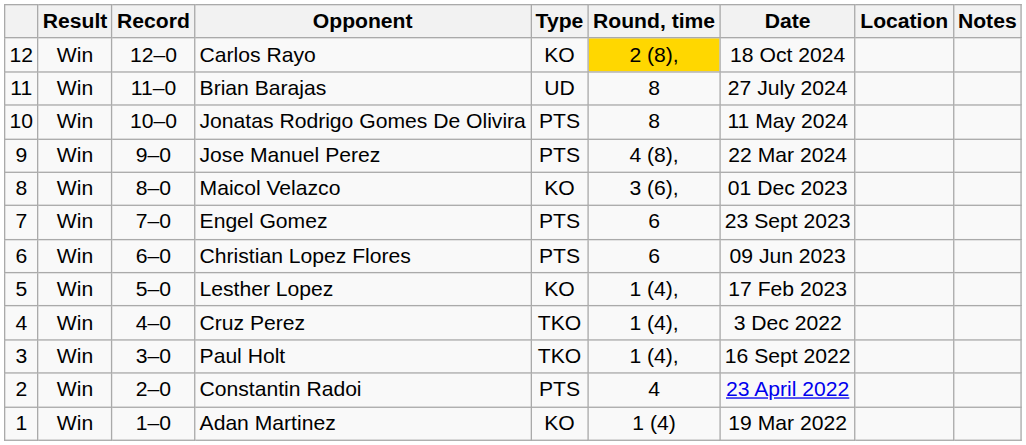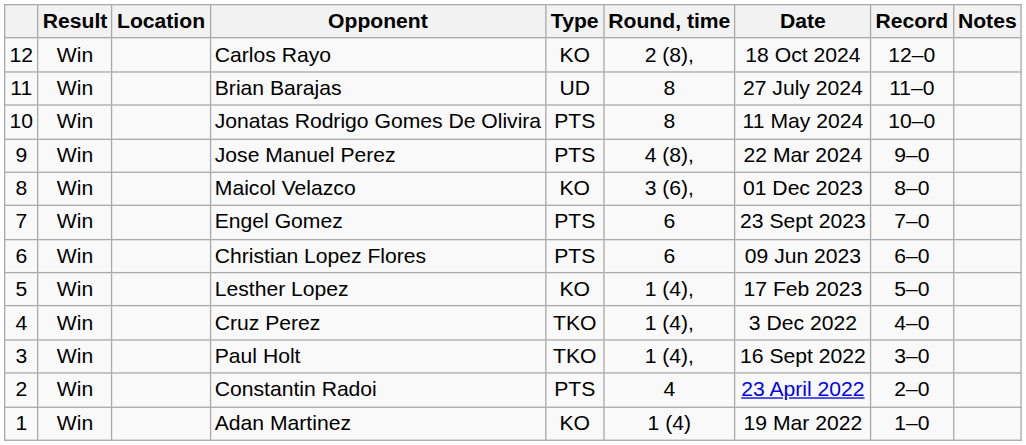columns swapped: (153, 21) <-> (904, 21)
(654, 54) gold background -> (669, 54) no background
